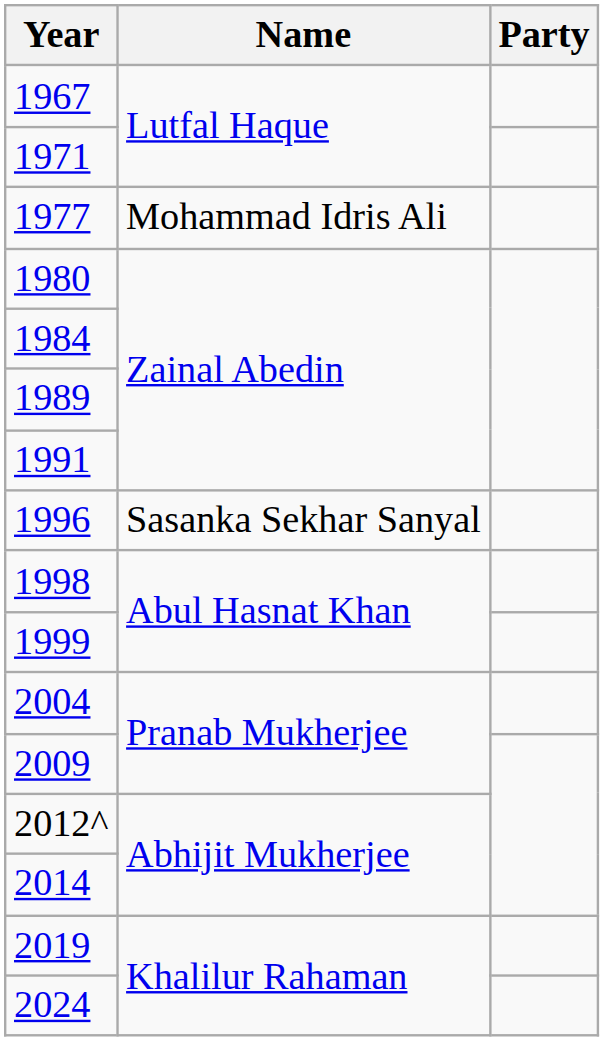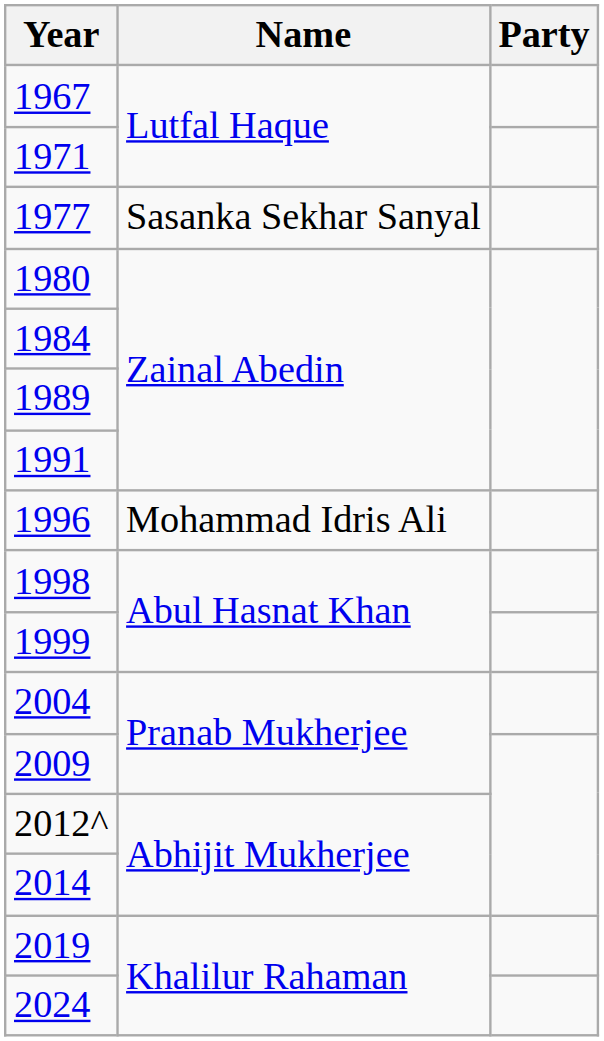(286, 216) Mohammad Idris Ali -> (303, 216) Sasanka Sekhar Sanyal
(303, 519) Sasanka Sekhar Sanyal -> (286, 519) Mohammad Idris Ali
